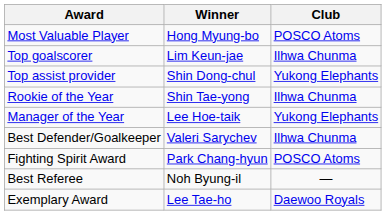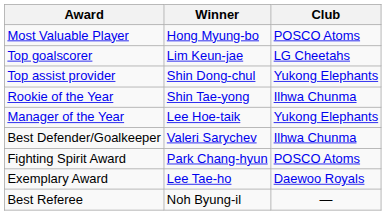(315, 55) Ilhwa Chunma -> (312, 55) LG Cheetahs
rows swapped: (58, 199) <-> (45, 179)
